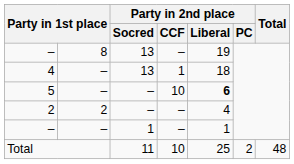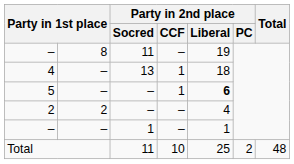(147, 52) 13 -> (148, 52) 11
(178, 91) 10 -> (181, 91) 1
